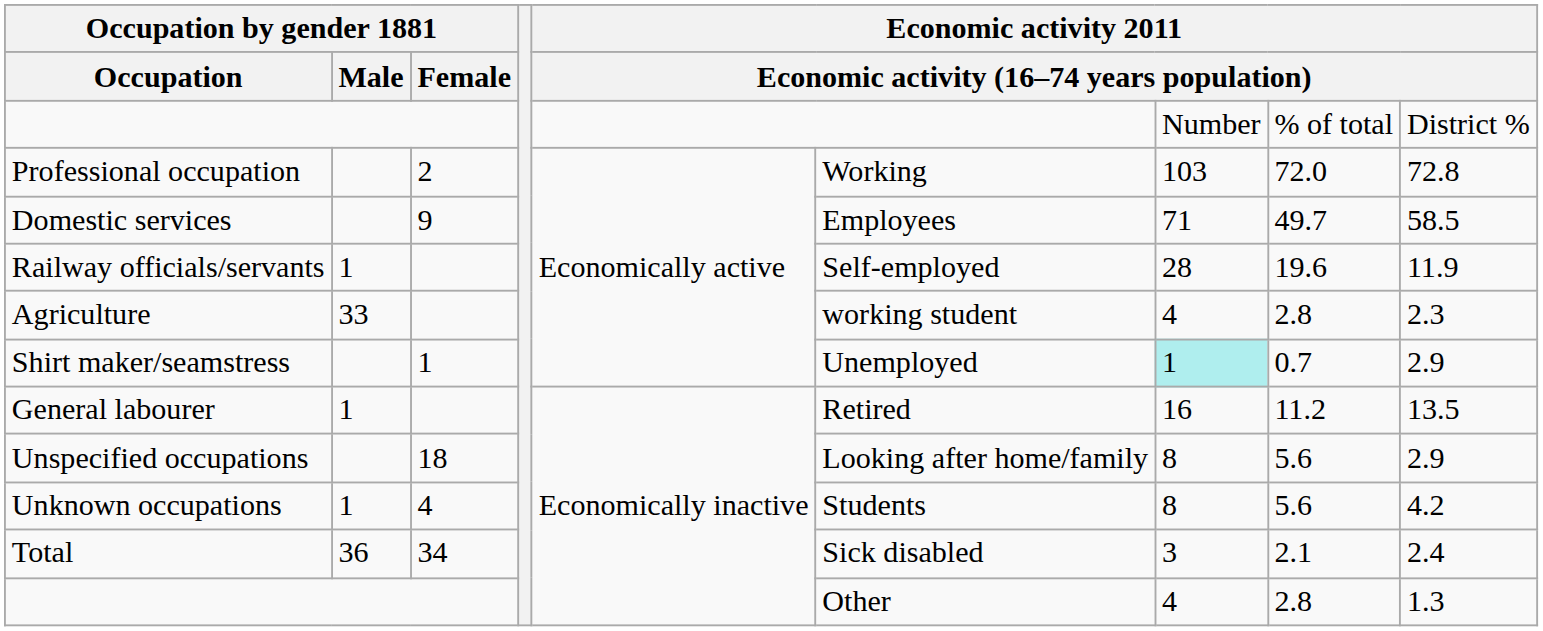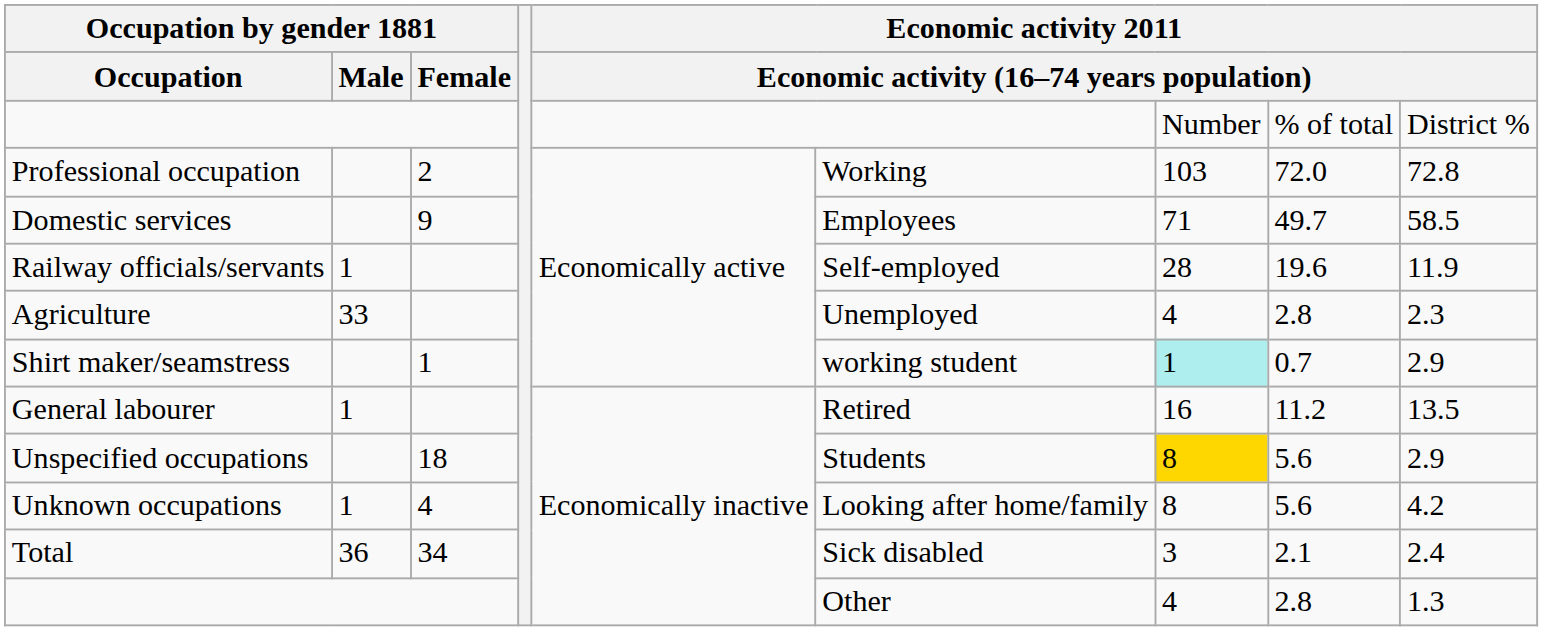(920, 314) working student -> (900, 314) Unemployed
(900, 362) Unemployed -> (920, 362) working student
(985, 457) Looking after home/family -> (874, 457) Students
(1170, 457) no background -> (1170, 457) gold background
(874, 505) Students -> (985, 505) Looking after home/family
